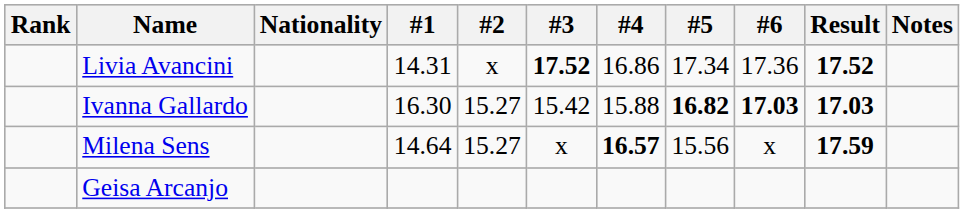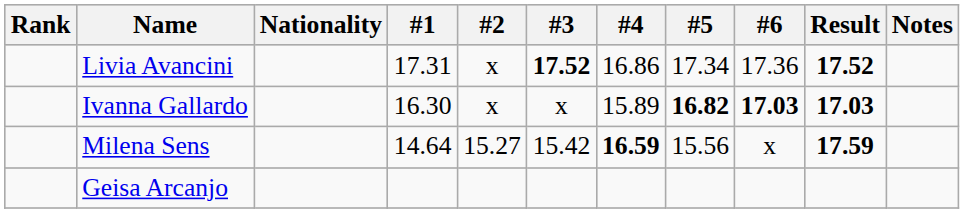(423, 65) 14.31 -> (423, 65) 17.31
(492, 106) 15.27 -> (492, 106) x
(561, 106) 15.42 -> (561, 106) x
(631, 106) 15.88 -> (631, 106) 15.89
(561, 146) x -> (561, 146) 15.42
(631, 146) 16.57 -> (631, 146) 16.59
